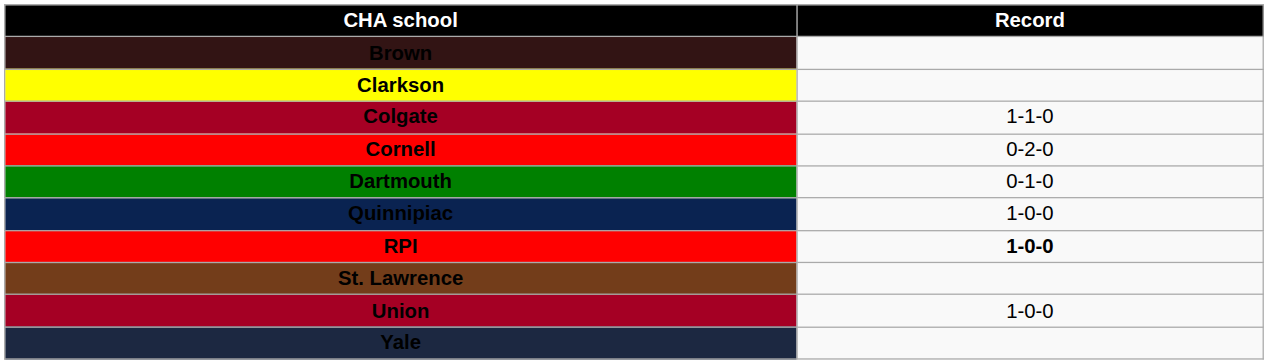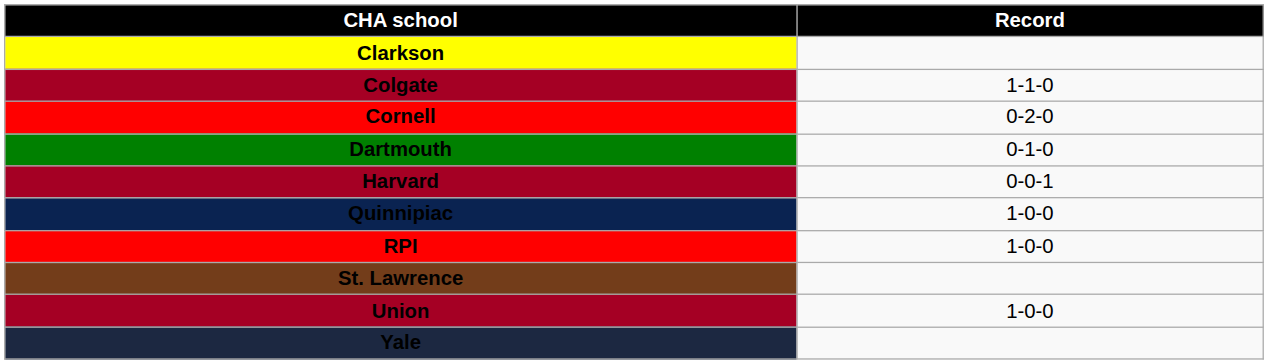- row: (401, 52)
+ row: (401, 181)
(1030, 246) bold -> (1030, 246) normal
